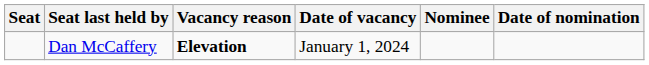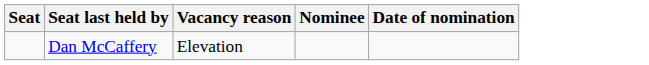- column: (358, 18)
(212, 45) bold -> (210, 45) normal
